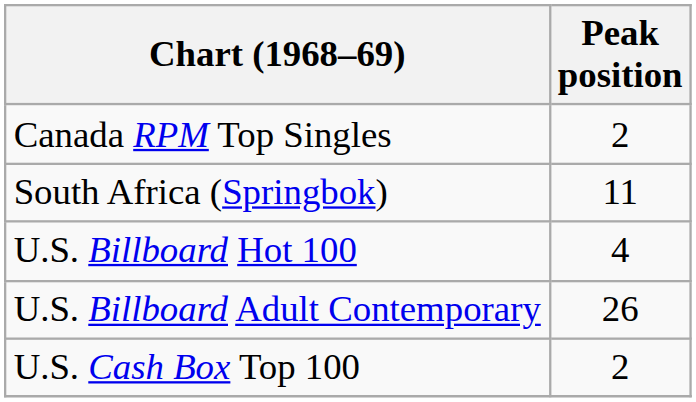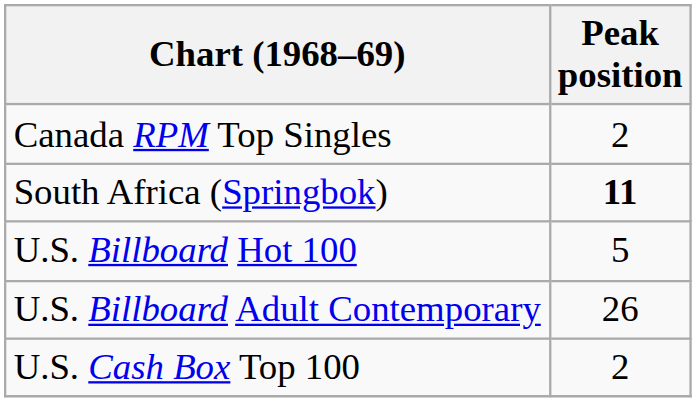(620, 191) normal -> (620, 191) bold
(620, 250) 4 -> (620, 250) 5
